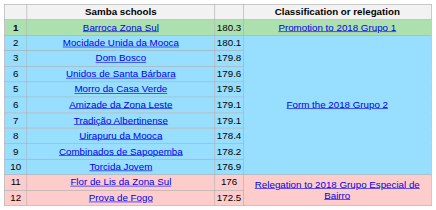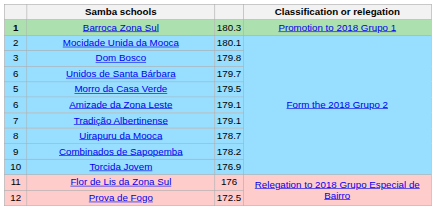(229, 74) 179.6 -> (229, 74) 179.7
(229, 136) 178.4 -> (229, 136) 178.7
